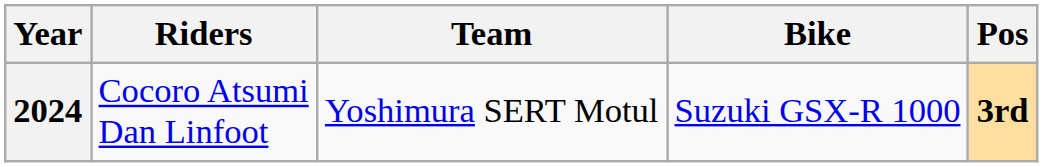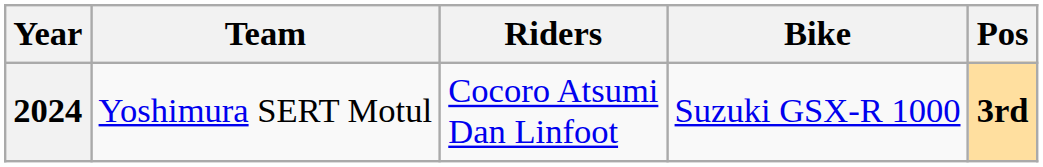columns swapped: (492, 33) <-> (204, 33)
